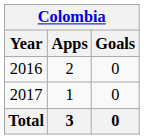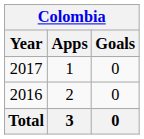rows swapped: (26, 69) <-> (26, 95)
